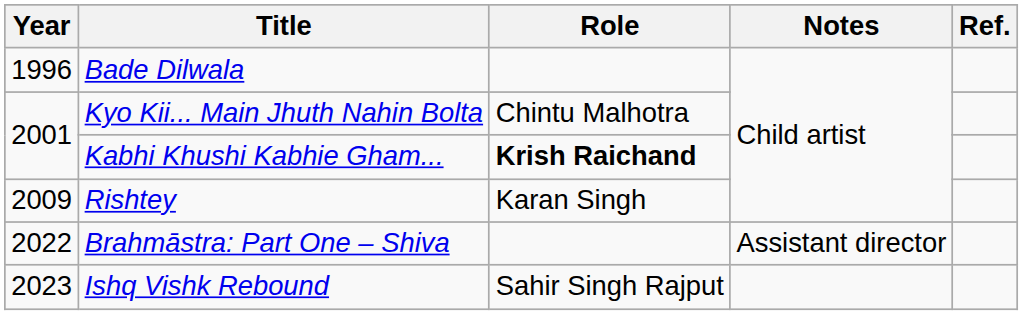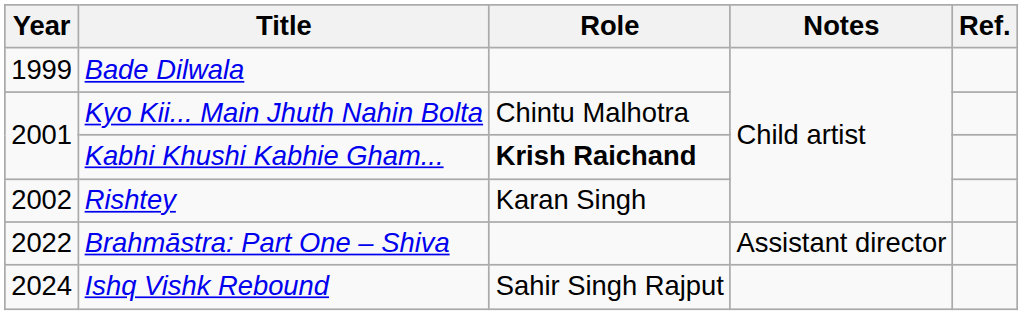(42, 69) 1996 -> (42, 69) 1999
(42, 199) 2009 -> (42, 199) 2002
(42, 286) 2023 -> (42, 286) 2024
